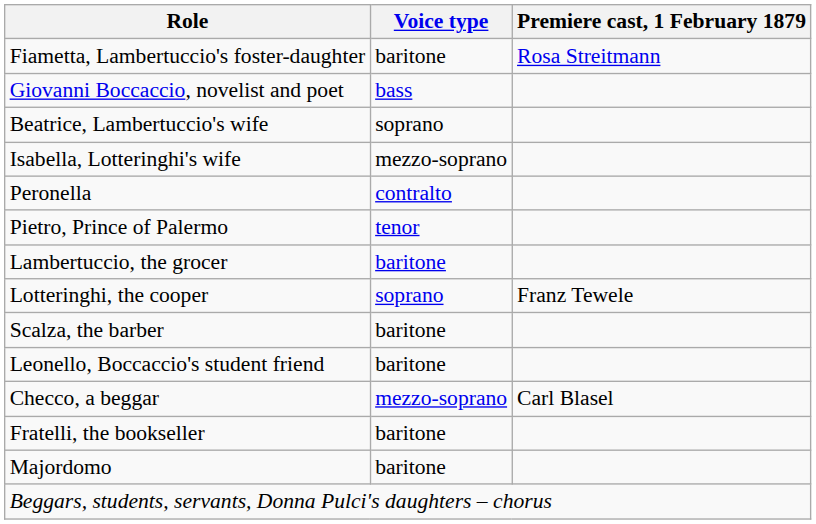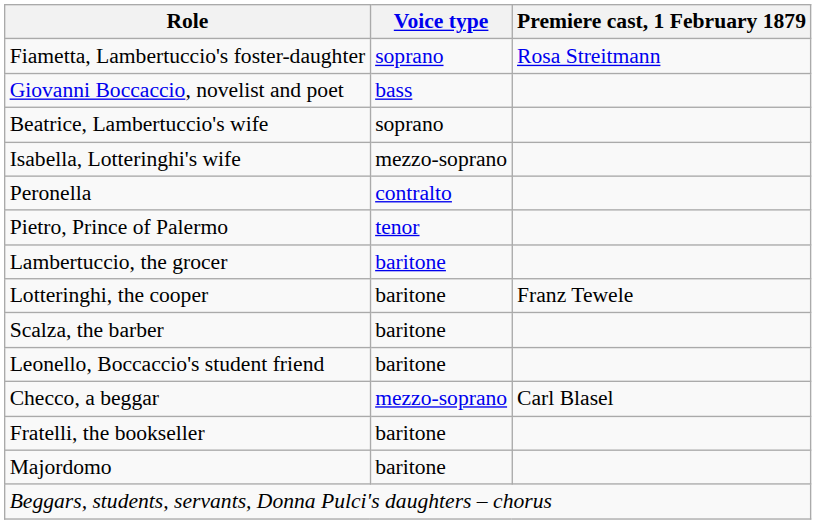(411, 55) baritone -> (409, 55) soprano
(409, 295) soprano -> (411, 295) baritone
